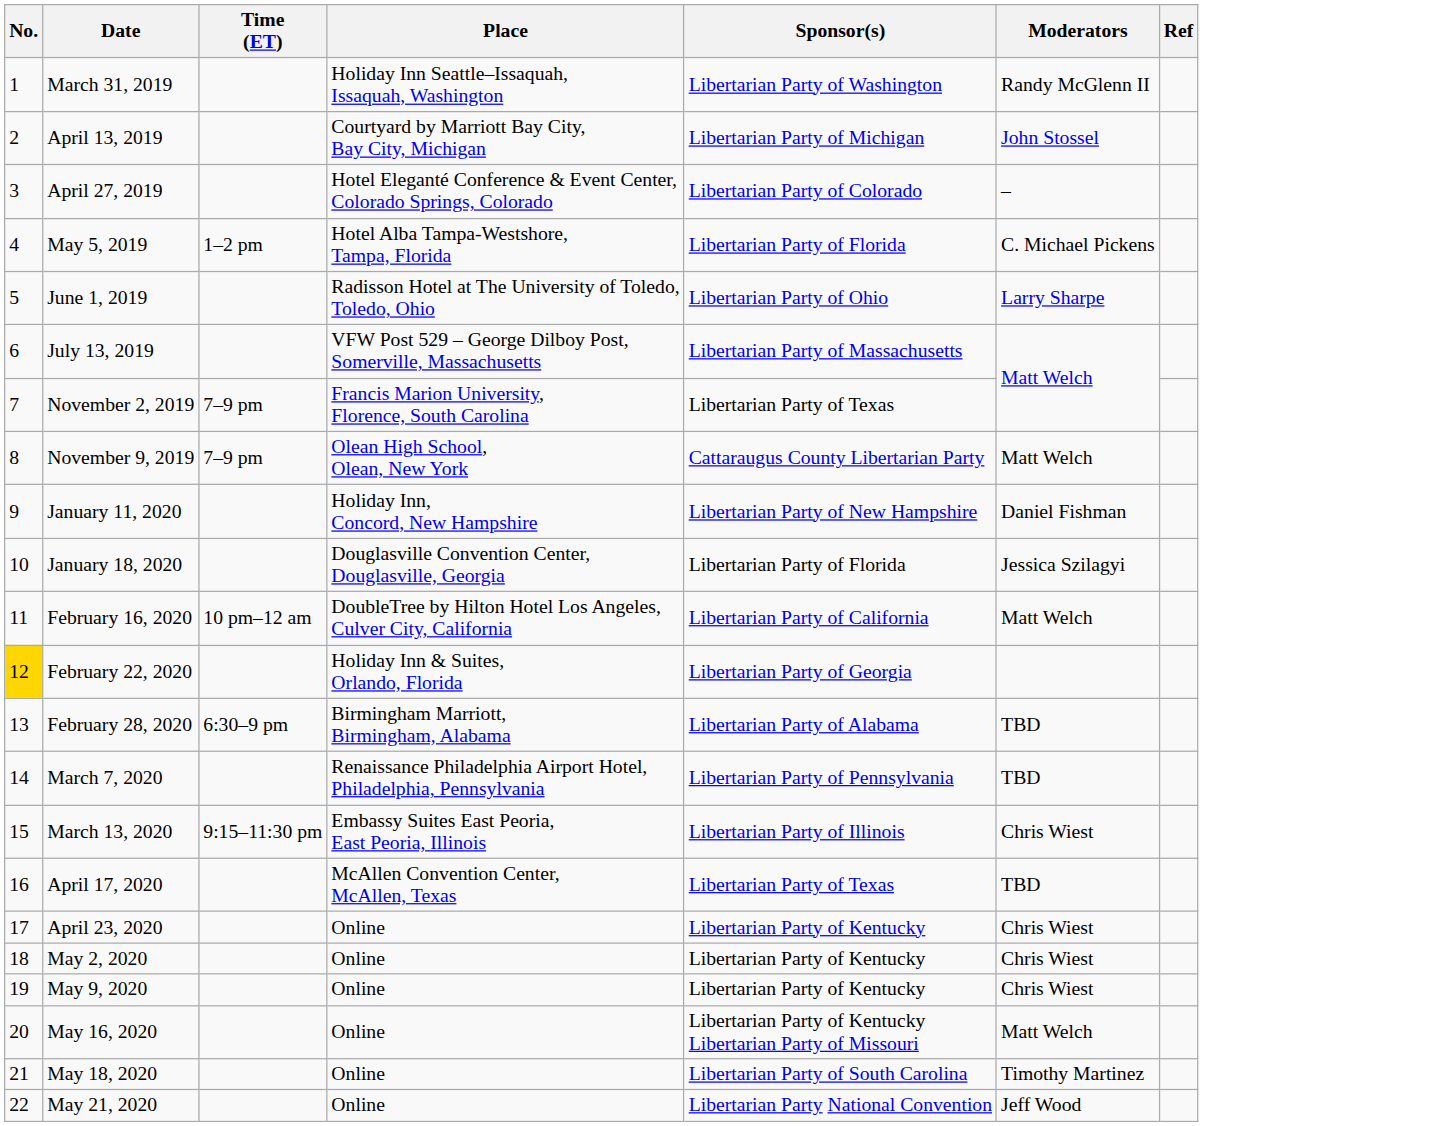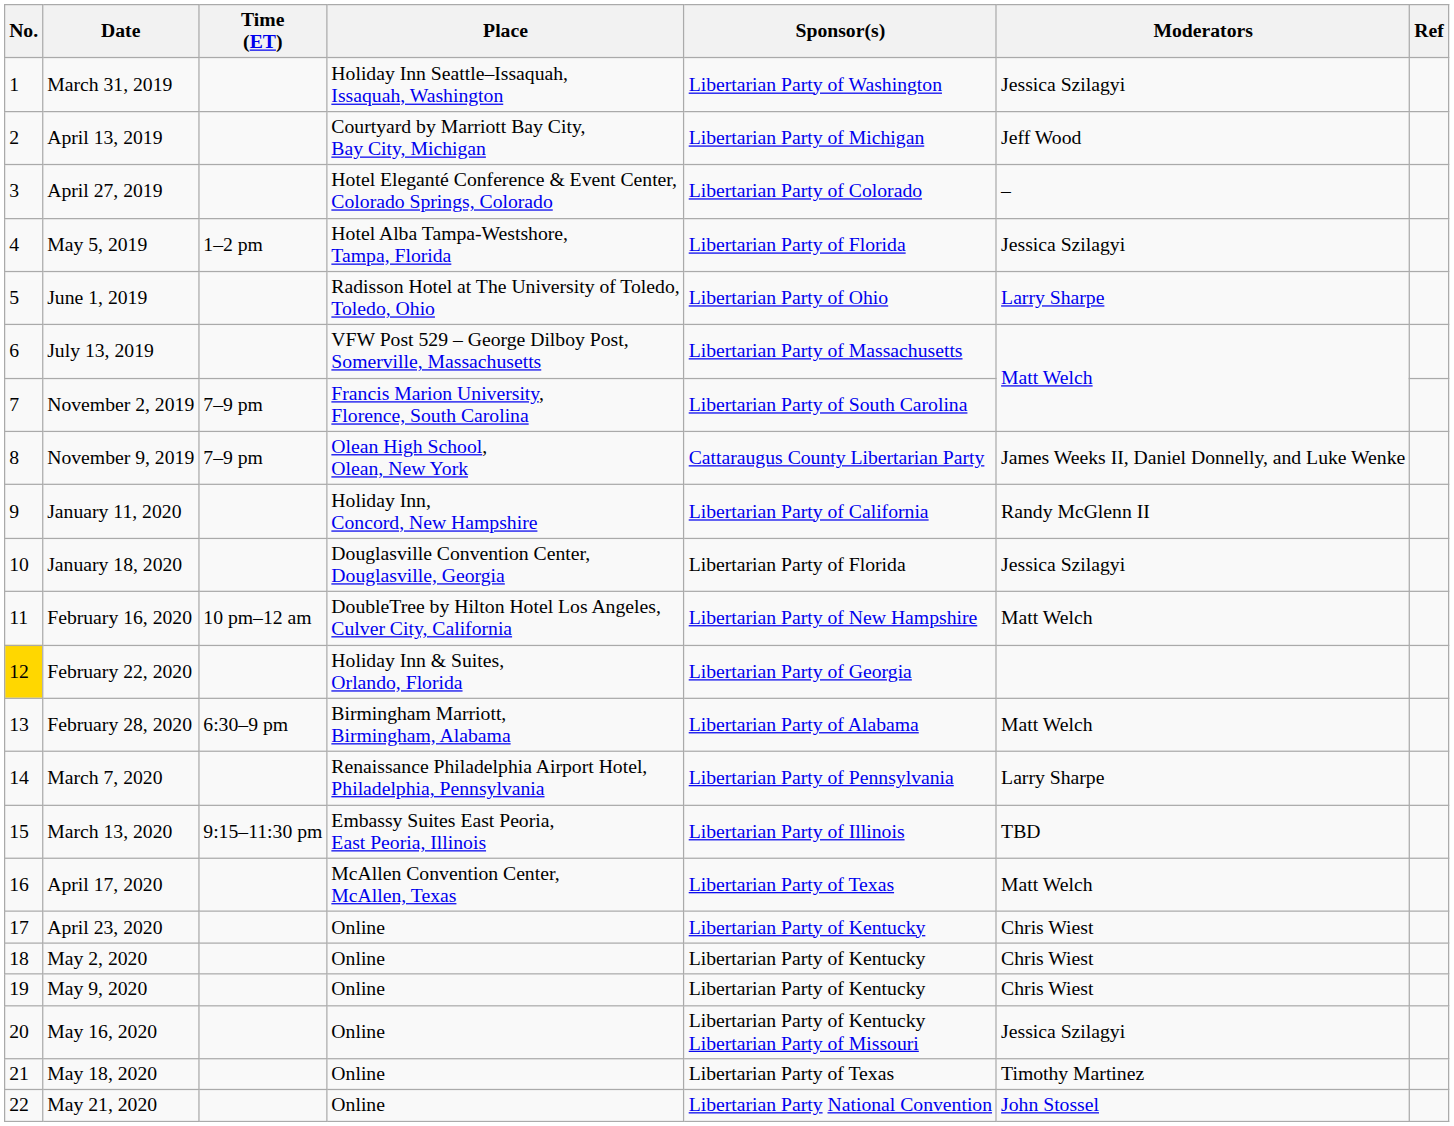(1075, 84) Randy McGlenn II -> (1063, 84) Jessica Szilagyi
(1050, 137) John Stossel -> (1041, 137) Jeff Wood
(1078, 244) C. Michael Pickens -> (1063, 244) Jessica Szilagyi
(791, 404) Libertarian Party of Texas -> (828, 404) Libertarian Party of South Carolina
(1047, 457) Matt Welch -> (1203, 457) James Weeks II, Daniel Donnelly, and Luke Wenke
(833, 511) Libertarian Party of New Hampshire -> (809, 511) Libertarian Party of California
(1064, 511) Daniel Fishman -> (1075, 511) Randy McGlenn II
(809, 618) Libertarian Party of California -> (833, 618) Libertarian Party of New Hampshire
(1021, 724) TBD -> (1047, 724) Matt Welch
(1021, 778) TBD -> (1053, 778) Larry Sharpe
(1047, 831) Chris Wiest -> (1021, 831) TBD
(1021, 884) TBD -> (1047, 884) Matt Welch
(1047, 1031) Matt Welch -> (1063, 1031) Jessica Szilagyi
(828, 1074) Libertarian Party of South Carolina -> (791, 1074) Libertarian Party of Texas
(1041, 1105) Jeff Wood -> (1050, 1105) John Stossel
